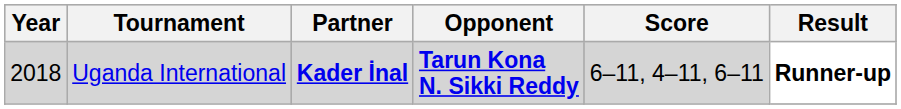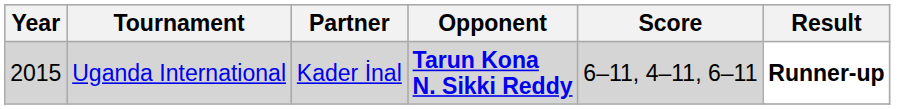(36, 73) 2018 -> (36, 73) 2015
(353, 73) bold -> (349, 73) normal
